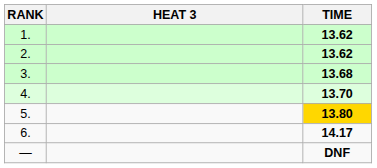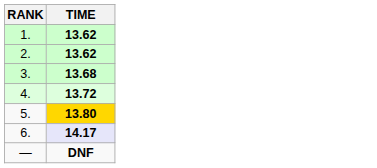- column: (175, 15)
(337, 94) 13.70 -> (81, 94) 13.72
(337, 133) no background -> (81, 133) lavender background
